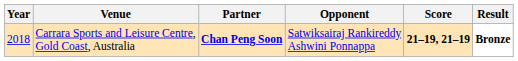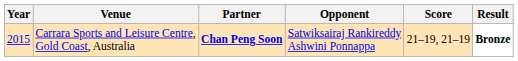(19, 40) 2018 -> (19, 40) 2015
(438, 40) bold -> (438, 40) normal
